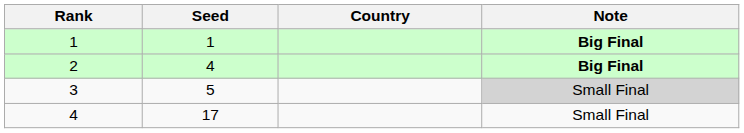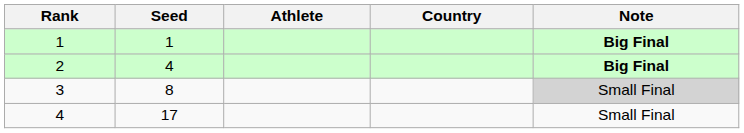+ column: (297, 16)
(210, 90) 5 -> (169, 90) 8
